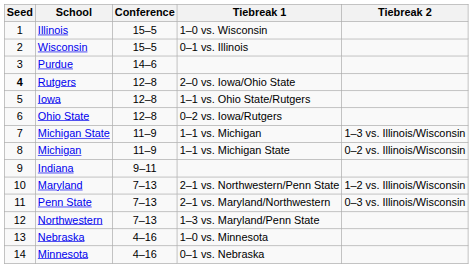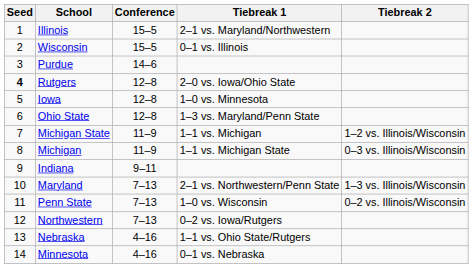(224, 30) 1–0 vs. Wisconsin -> (255, 30) 2–1 vs. Maryland/Northwestern
(245, 99) 1–1 vs. Ohio State/Rutgers -> (224, 99) 1–0 vs. Minnesota
(231, 116) 0–2 vs. Iowa/Rutgers -> (250, 116) 1–3 vs. Maryland/Penn State
(405, 133) 1–3 vs. Illinois/Wisconsin -> (405, 133) 1–2 vs. Illinois/Wisconsin
(405, 151) 0–2 vs. Illinois/Wisconsin -> (405, 151) 0–3 vs. Illinois/Wisconsin
(405, 185) 1–2 vs. Illinois/Wisconsin -> (405, 185) 1–3 vs. Illinois/Wisconsin
(255, 202) 2–1 vs. Maryland/Northwestern -> (224, 202) 1–0 vs. Wisconsin
(405, 202) 0–3 vs. Illinois/Wisconsin -> (405, 202) 0–2 vs. Illinois/Wisconsin
(250, 220) 1–3 vs. Maryland/Penn State -> (231, 220) 0–2 vs. Iowa/Rutgers
(224, 237) 1–0 vs. Minnesota -> (245, 237) 1–1 vs. Ohio State/Rutgers
